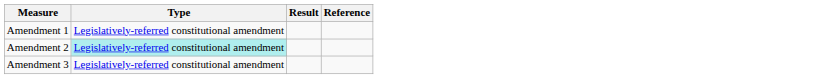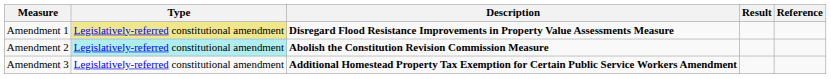+ column: (513, 13)
(179, 30) no background -> (179, 30) khaki background
